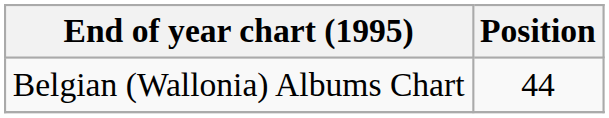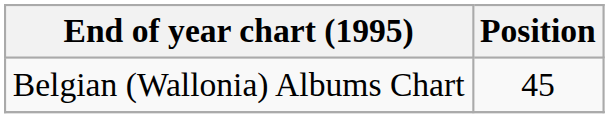(538, 84) 44 -> (538, 84) 45
